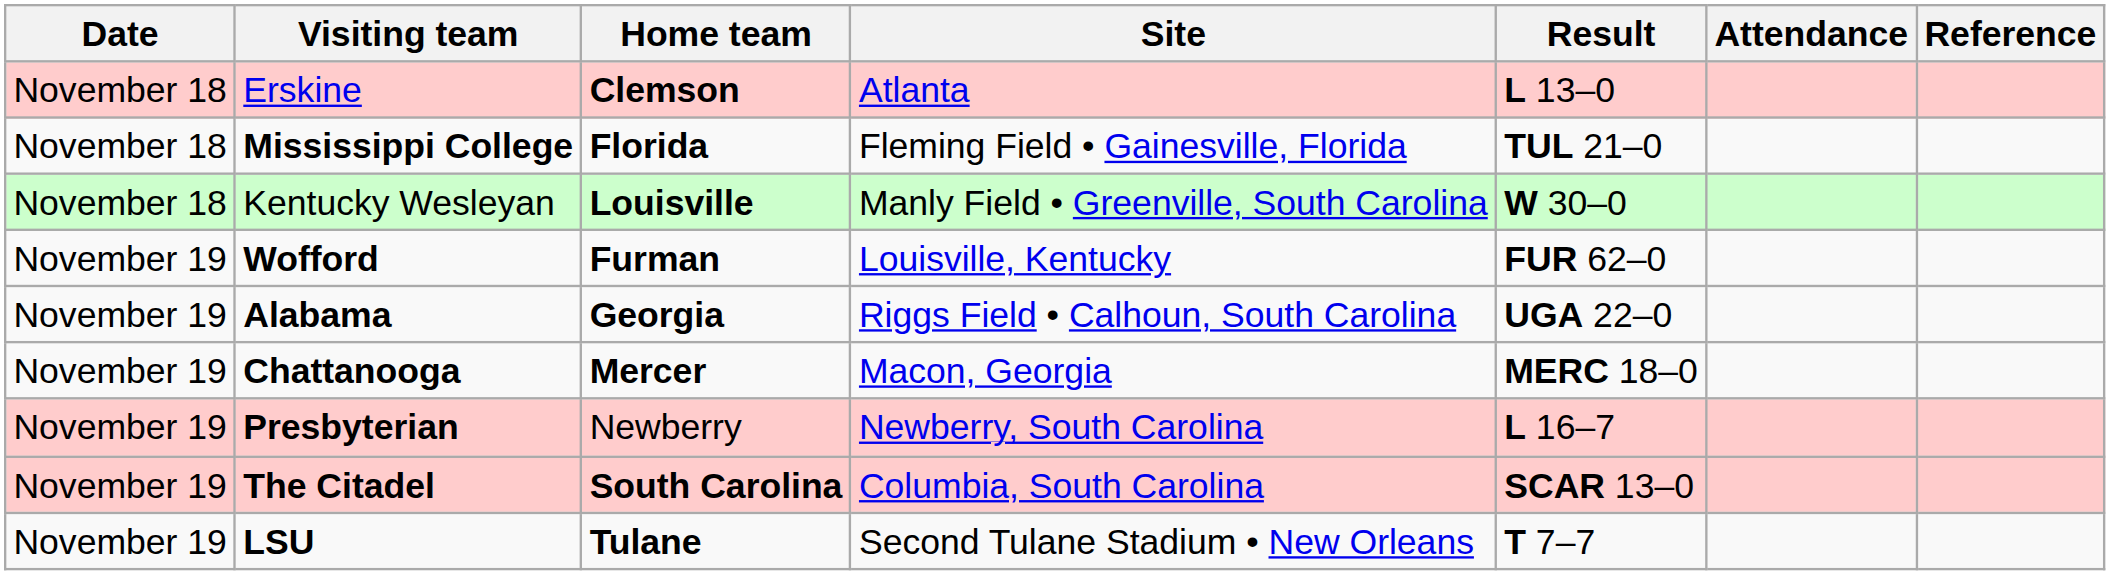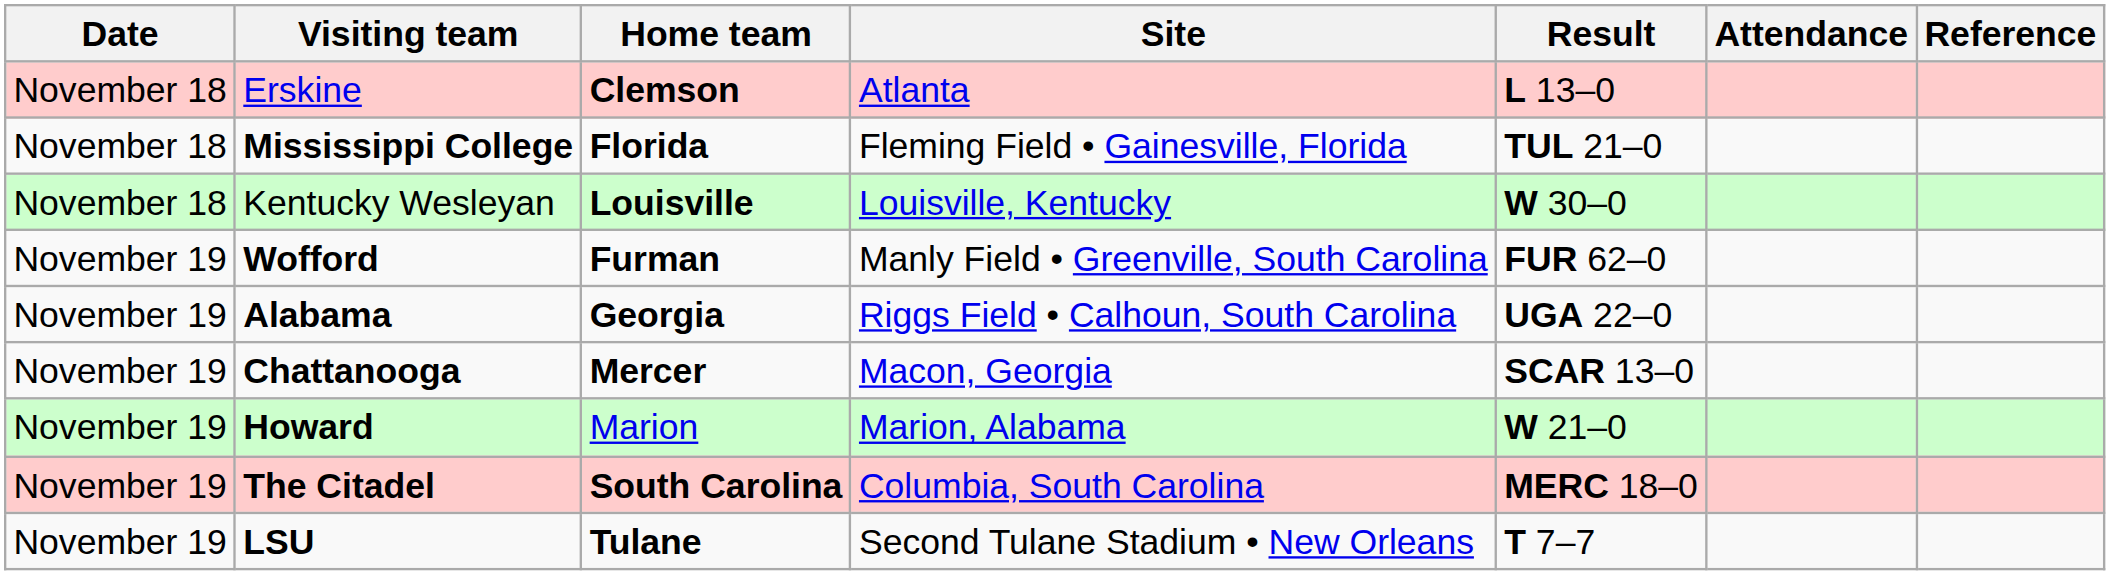(1173, 202) Manly Field • Greenville, South Carolina -> (1015, 202) Louisville, Kentucky
(1015, 259) Louisville, Kentucky -> (1173, 259) Manly Field • Greenville, South Carolina
(1601, 371) MERC 18–0 -> (1599, 371) SCAR 13–0
- row: (351, 428)
+ row: (308, 428)
(1599, 484) SCAR 13–0 -> (1601, 484) MERC 18–0
